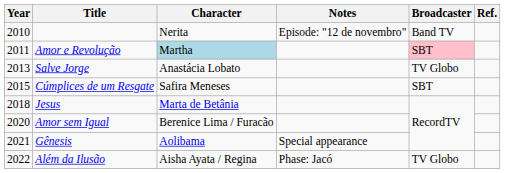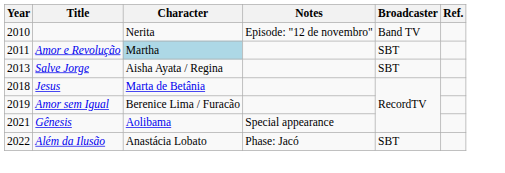(422, 50) pink background -> (389, 50) no background
(200, 68) Anastácia Lobato -> (174, 68) Aisha Ayata / Regina
(435, 68) TV Globo -> (389, 68) SBT
- row: (95, 86)
(19, 123) 2020 -> (19, 104) 2019
(208, 159) Aisha Ayata / Regina -> (166, 141) Anastácia Lobato
(435, 159) TV Globo -> (389, 141) SBT
